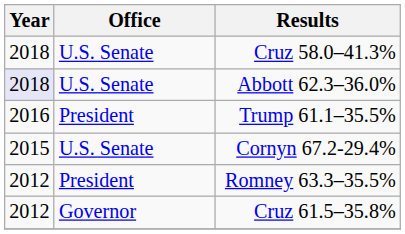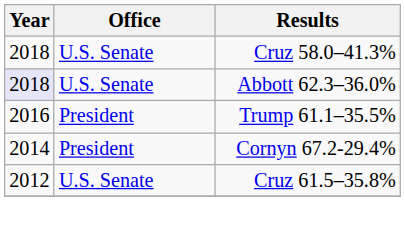(29, 148) 2015 -> (29, 148) 2014
(106, 148) U.S. Senate -> (96, 148) President
- row: (310, 180)
(98, 212) Governor -> (106, 180) U.S. Senate
